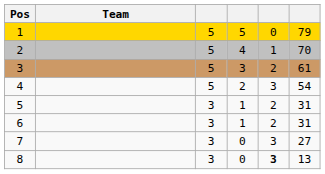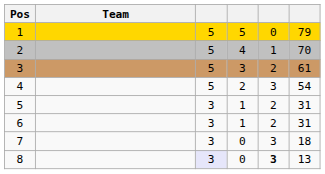(305, 141) 27 -> (305, 141) 18
(211, 159) no background -> (211, 159) lavender background
